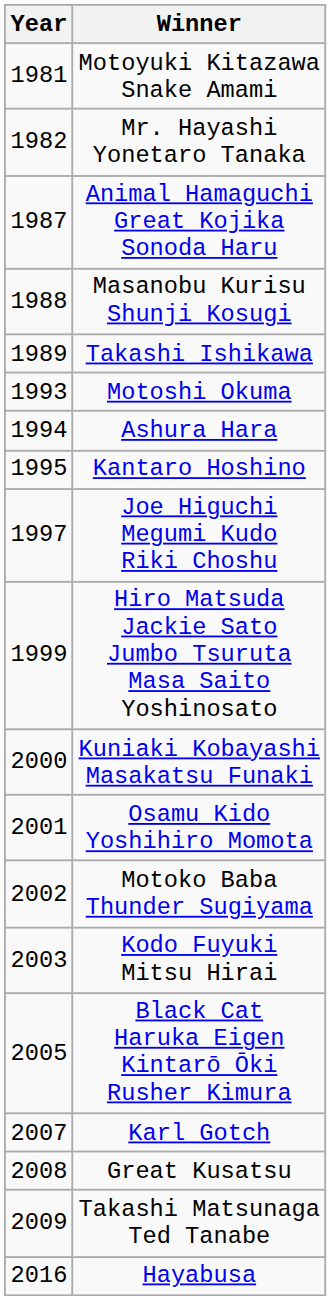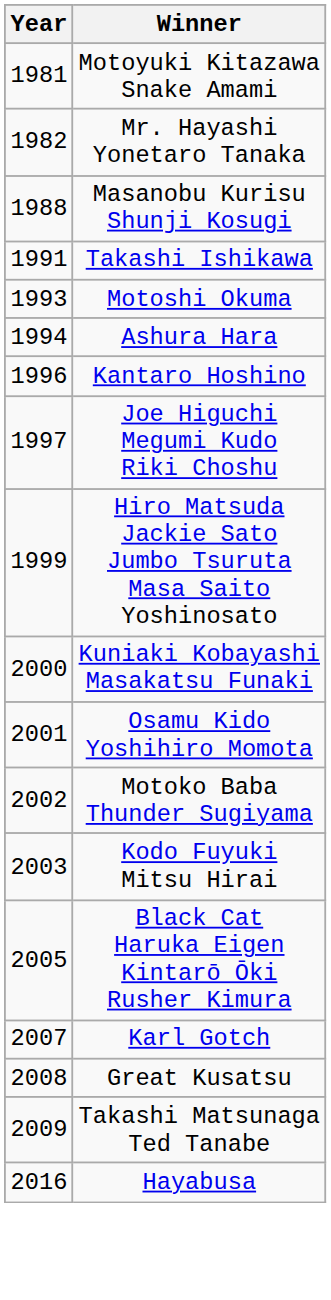- row: (199, 222)
(39, 353) 1989 -> (39, 260) 1991
(39, 469) 1995 -> (39, 376) 1996
